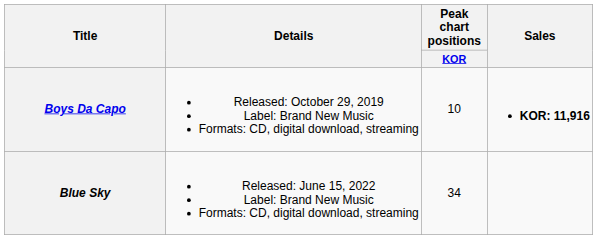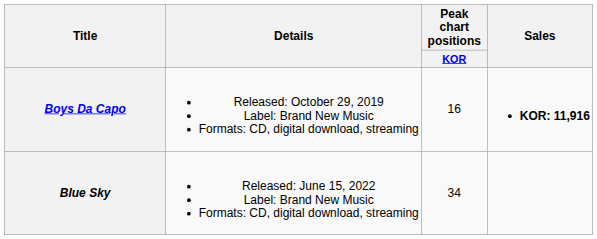(454, 109) 10 -> (454, 109) 16
